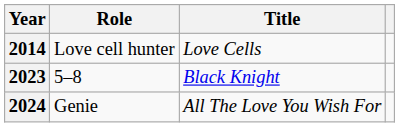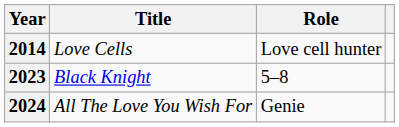columns swapped: (282, 19) <-> (114, 19)
